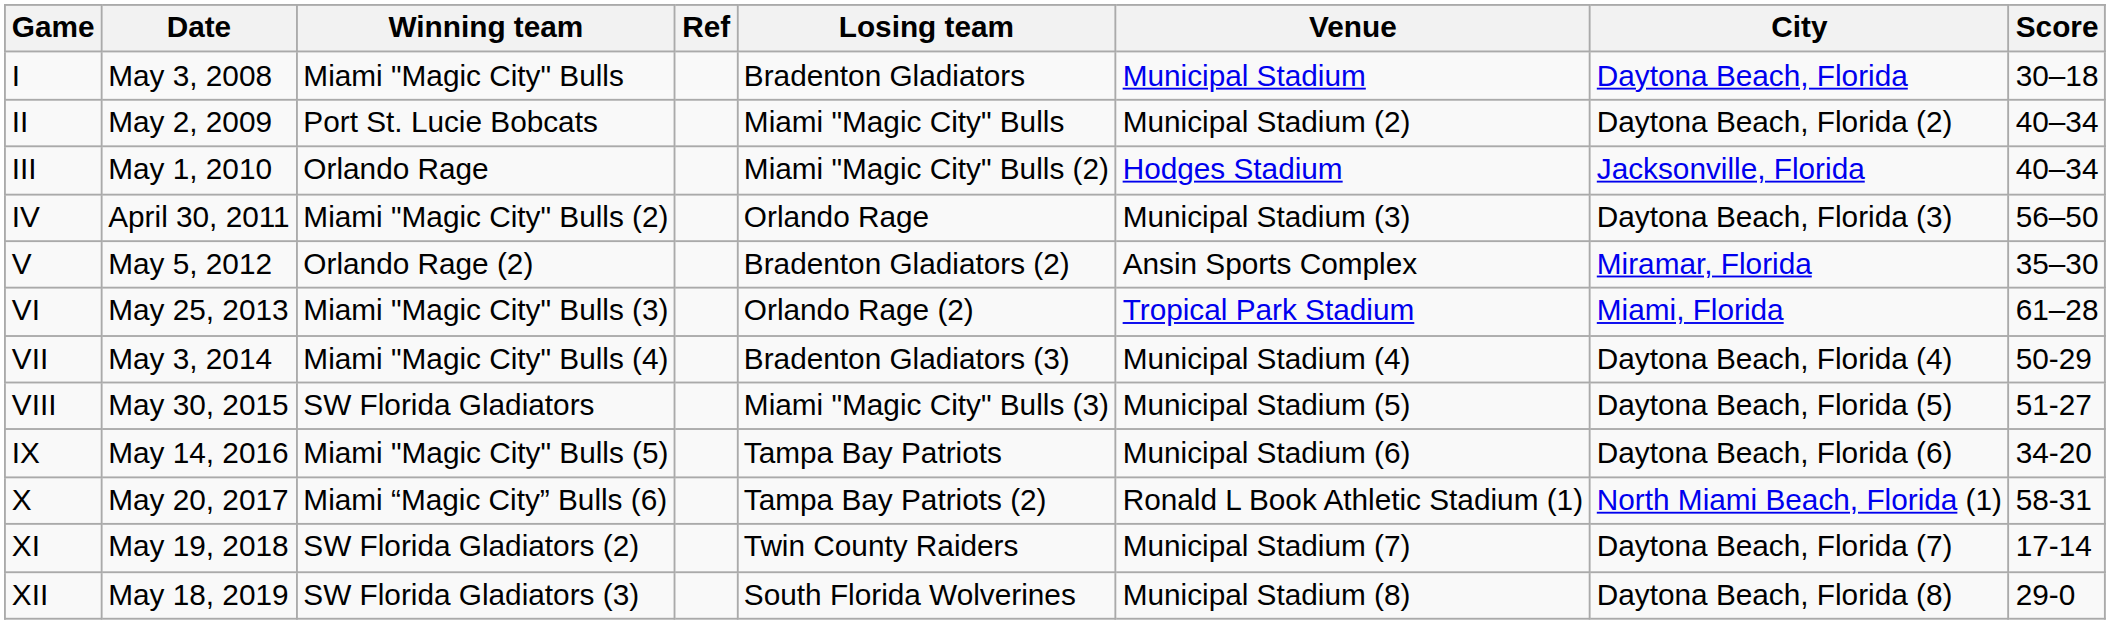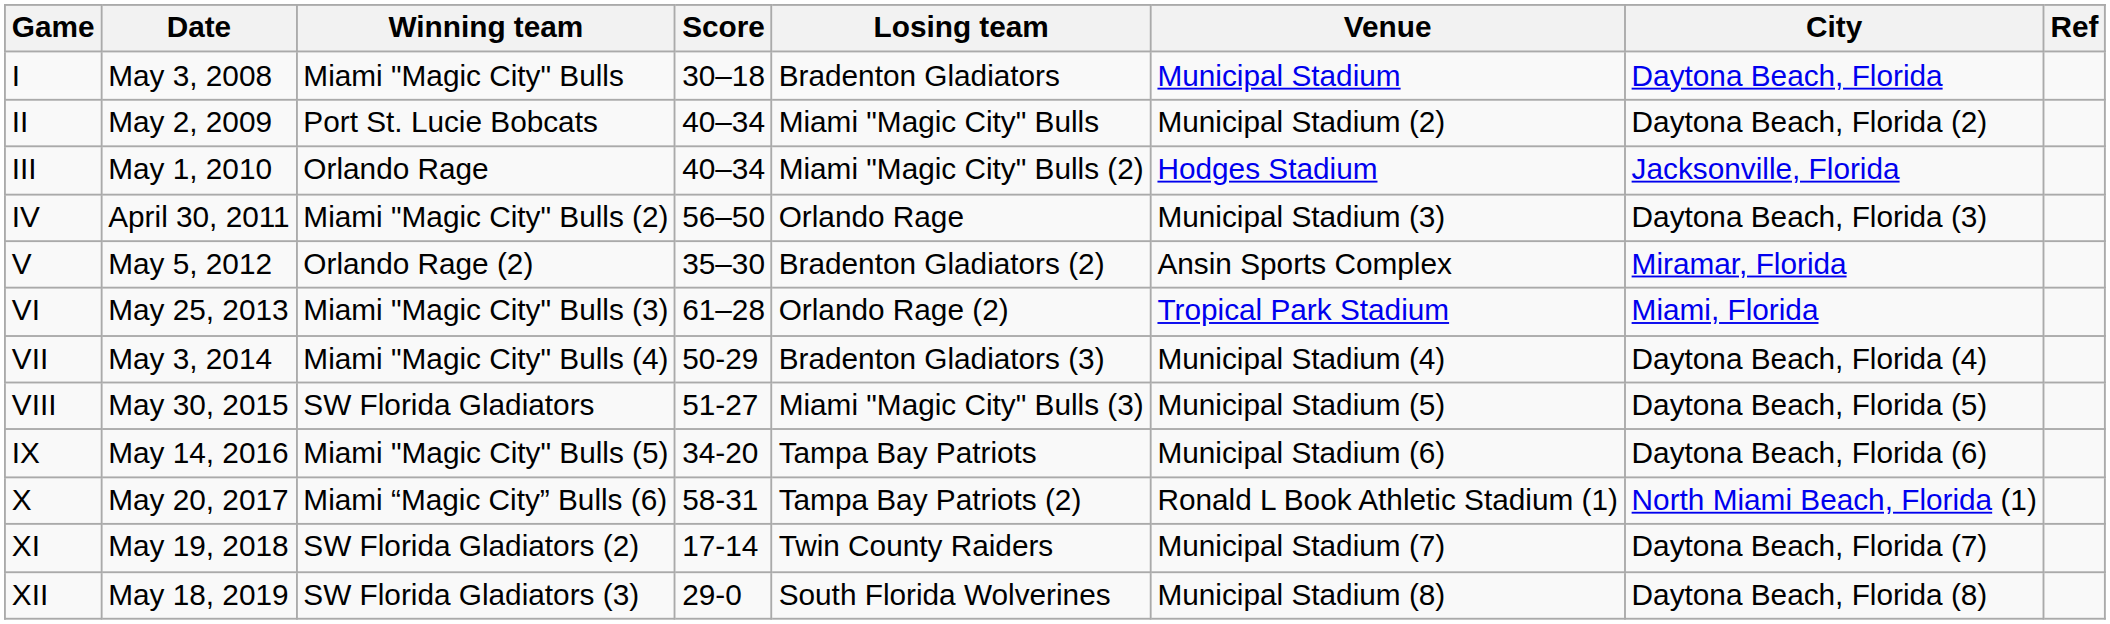columns swapped: (2057, 28) <-> (706, 28)
